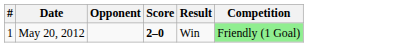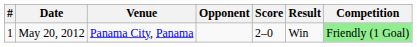+ column: (142, 13)
(155, 32) bold -> (264, 32) normal
